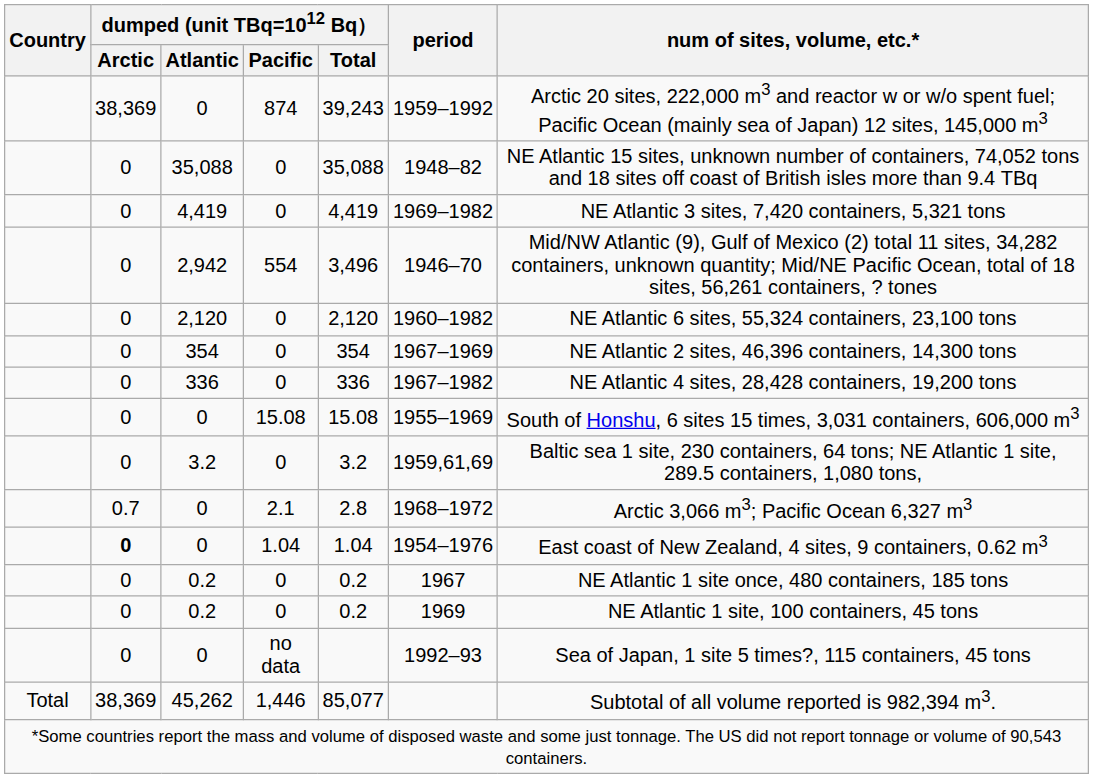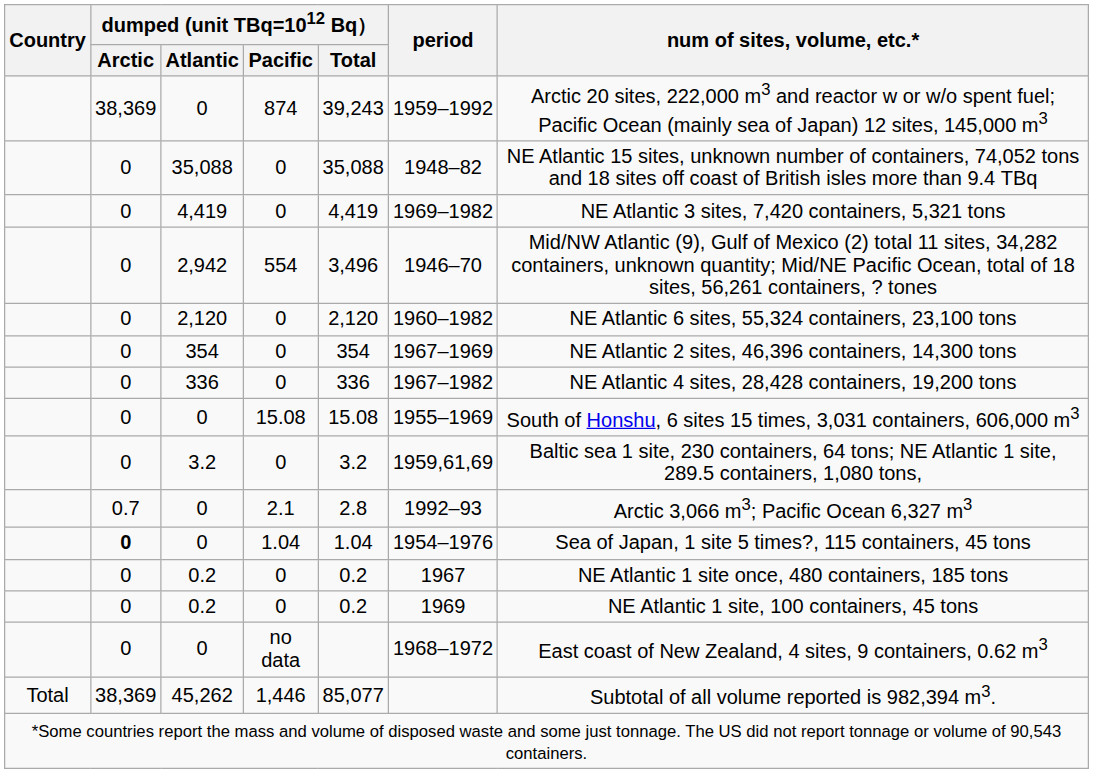(443, 508) 1968–1972 -> (443, 508) 1992–93
(793, 545) East coast of New Zealand, 4 sites, 9 containers, 0.62 m3 -> (793, 543) Sea of Japan, 1 site 5 times?, 115 containers, 45 tons
(443, 654) 1992–93 -> (443, 649) 1968–1972
(793, 654) Sea of Japan, 1 site 5 times?, 115 containers, 45 tons -> (793, 649) East coast of New Zealand, 4 sites, 9 containers, 0.62 m3
